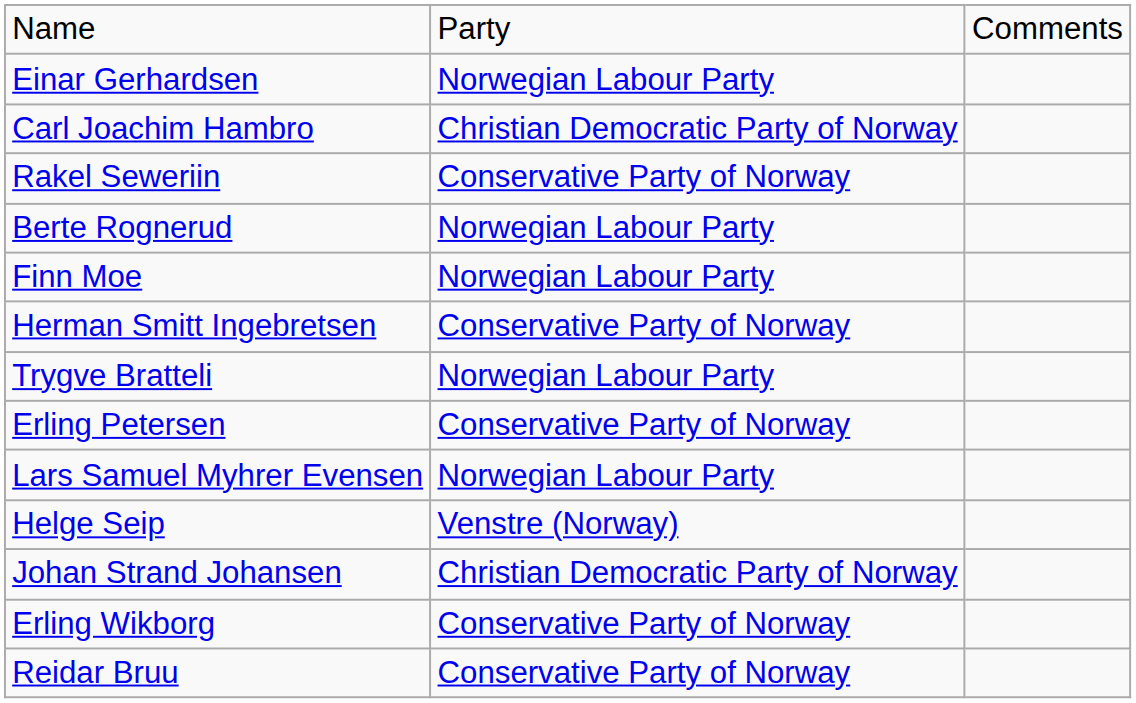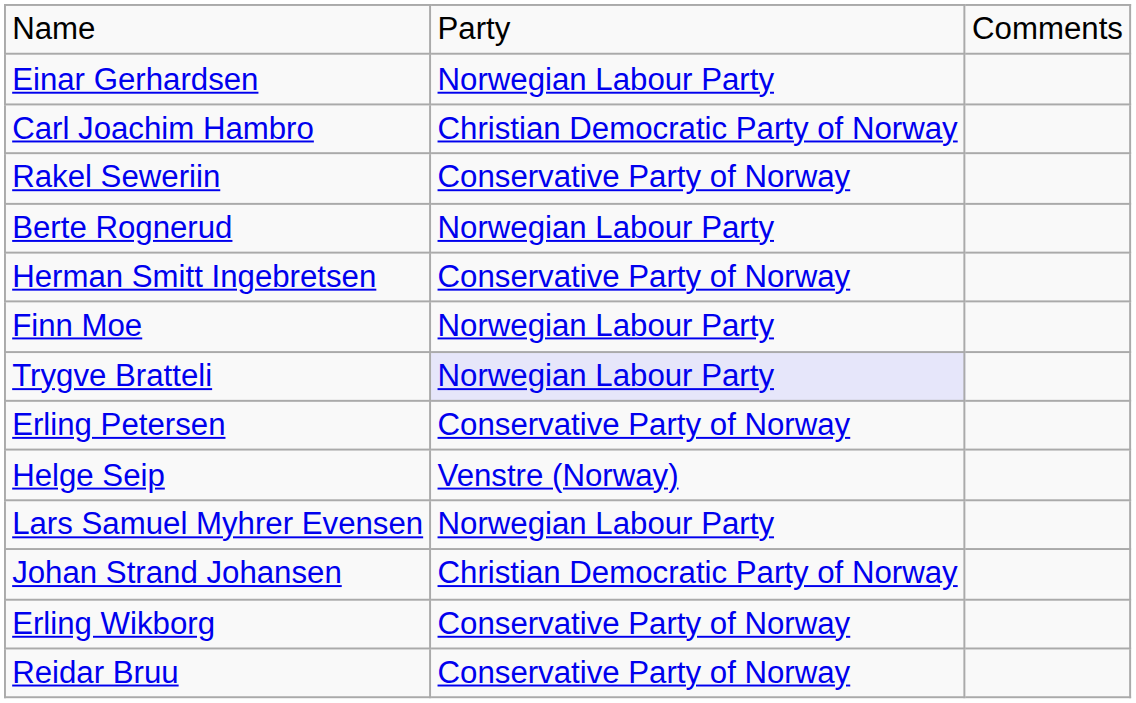rows swapped: (77, 276) <-> (194, 326)
(606, 375) no background -> (606, 375) lavender background
rows swapped: (218, 474) <-> (88, 524)
